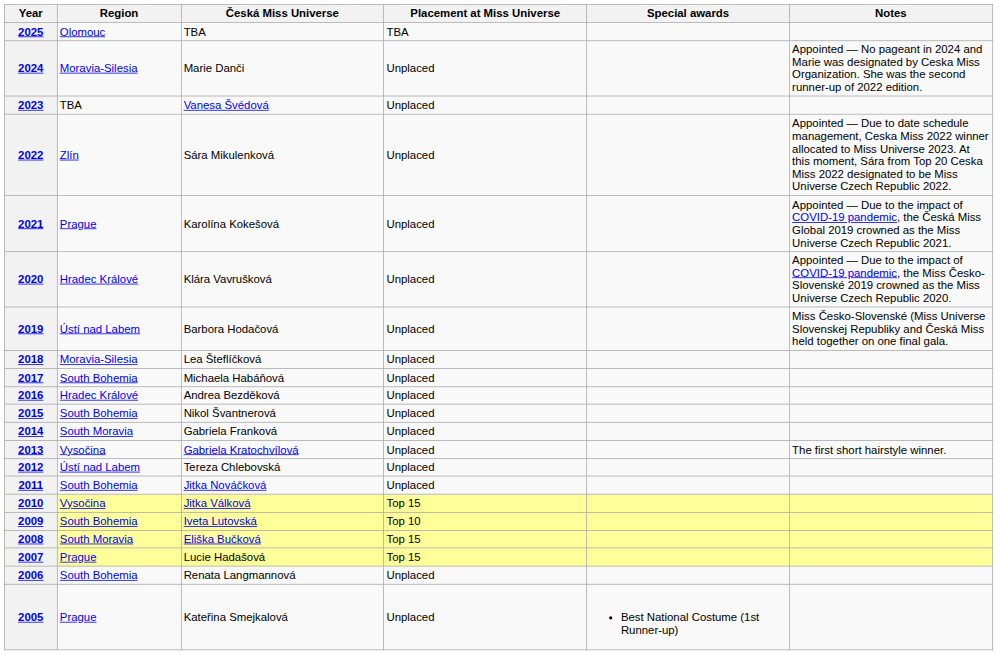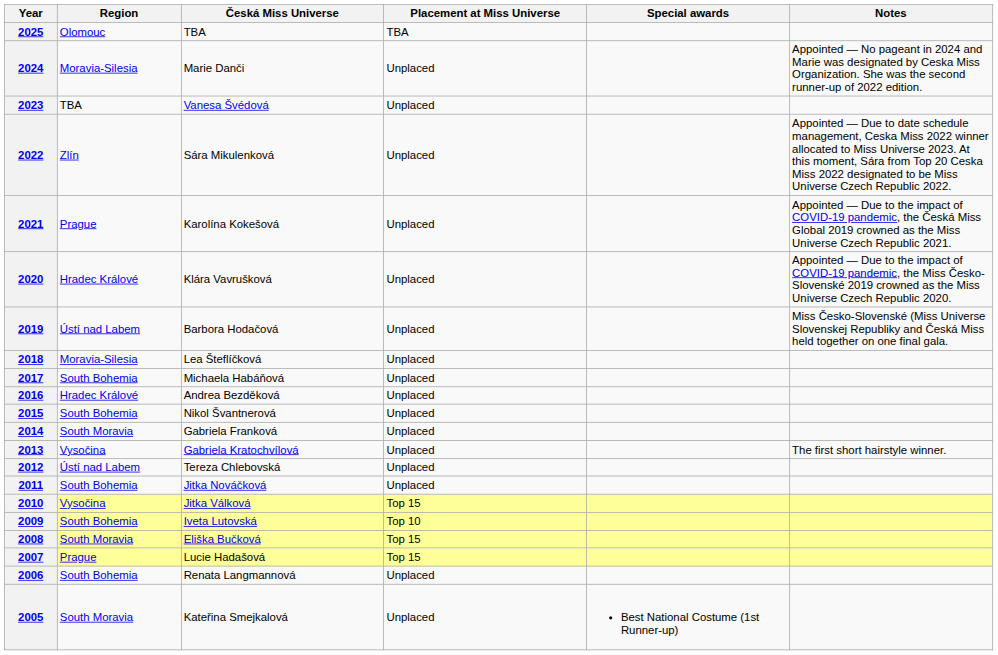(78, 617) Prague -> (96, 617) South Moravia
